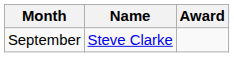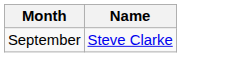- column: (202, 16)
